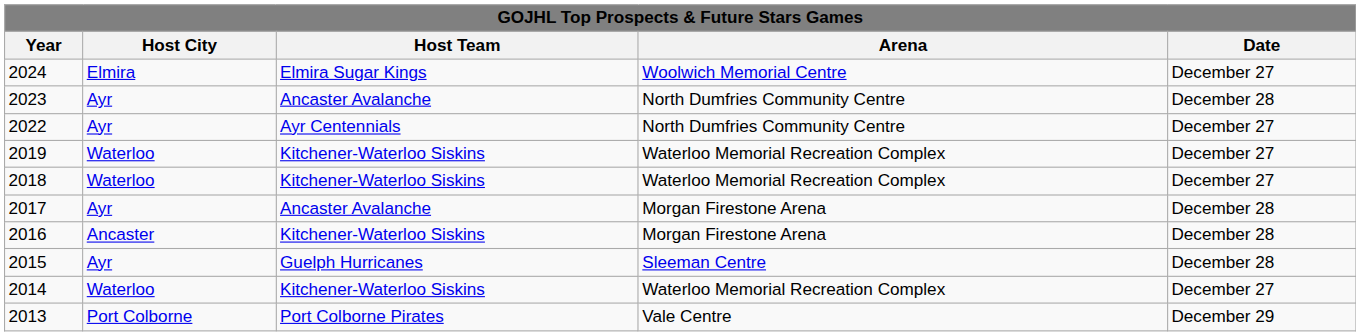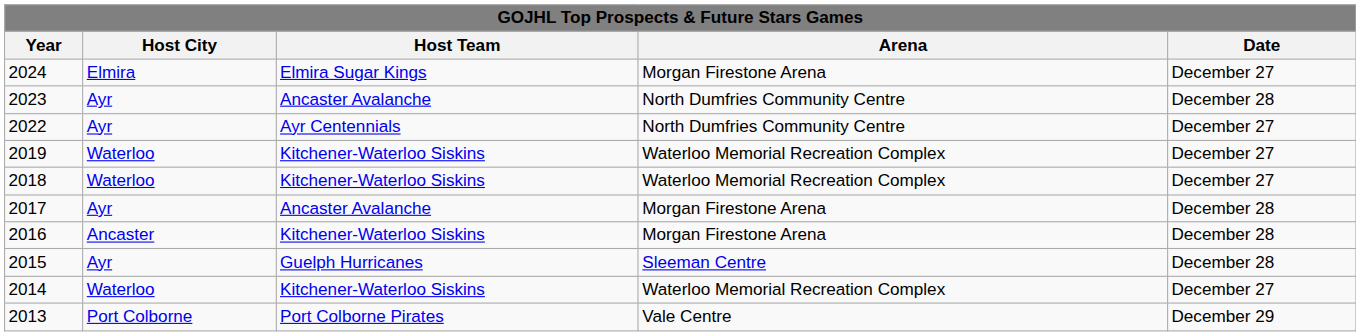(744, 72) Woolwich Memorial Centre -> (734, 72) Morgan Firestone Arena
